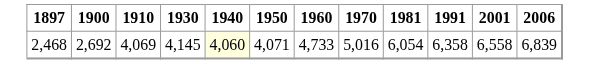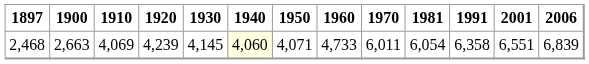+ column: (161, 17)
(94, 44) 2,692 -> (72, 44) 2,663
(361, 44) 5,016 -> (383, 44) 6,011
(495, 44) 6,558 -> (517, 44) 6,551
